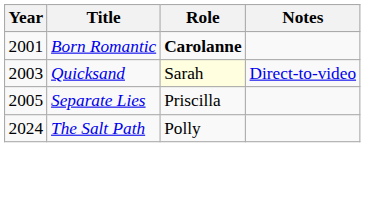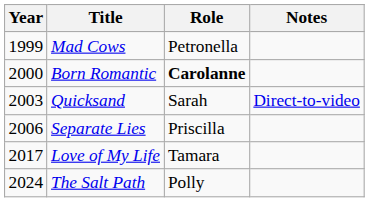+ row: (88, 45)
(26, 45) 2001 -> (26, 73) 2000
(184, 73) lightyellow background -> (188, 100) no background
(26, 100) 2005 -> (26, 127) 2006
+ row: (106, 155)
